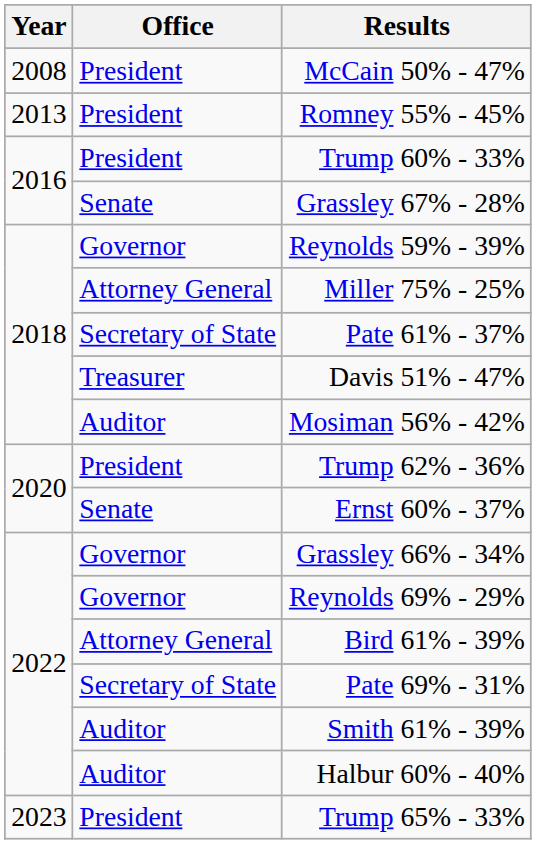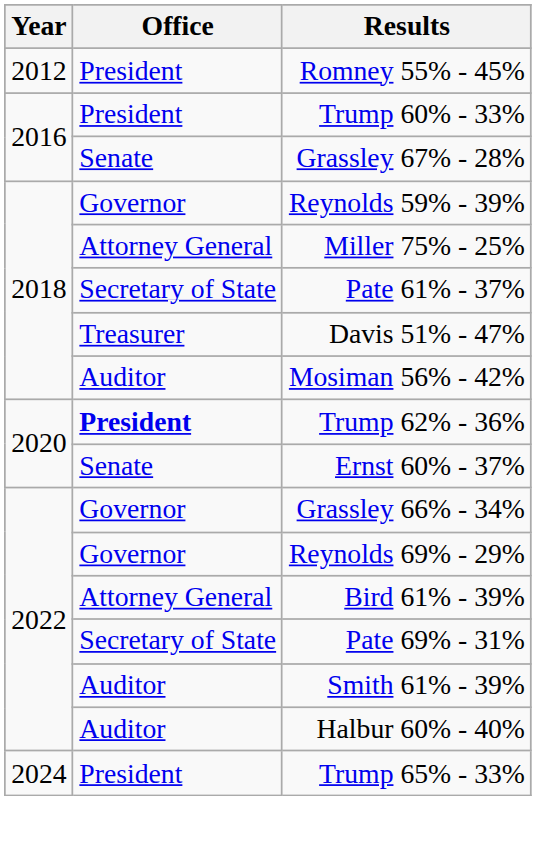- row: (415, 70)
(39, 114) 2013 -> (39, 70) 2012
(131, 465) normal -> (135, 421) bold
(39, 816) 2023 -> (39, 772) 2024
